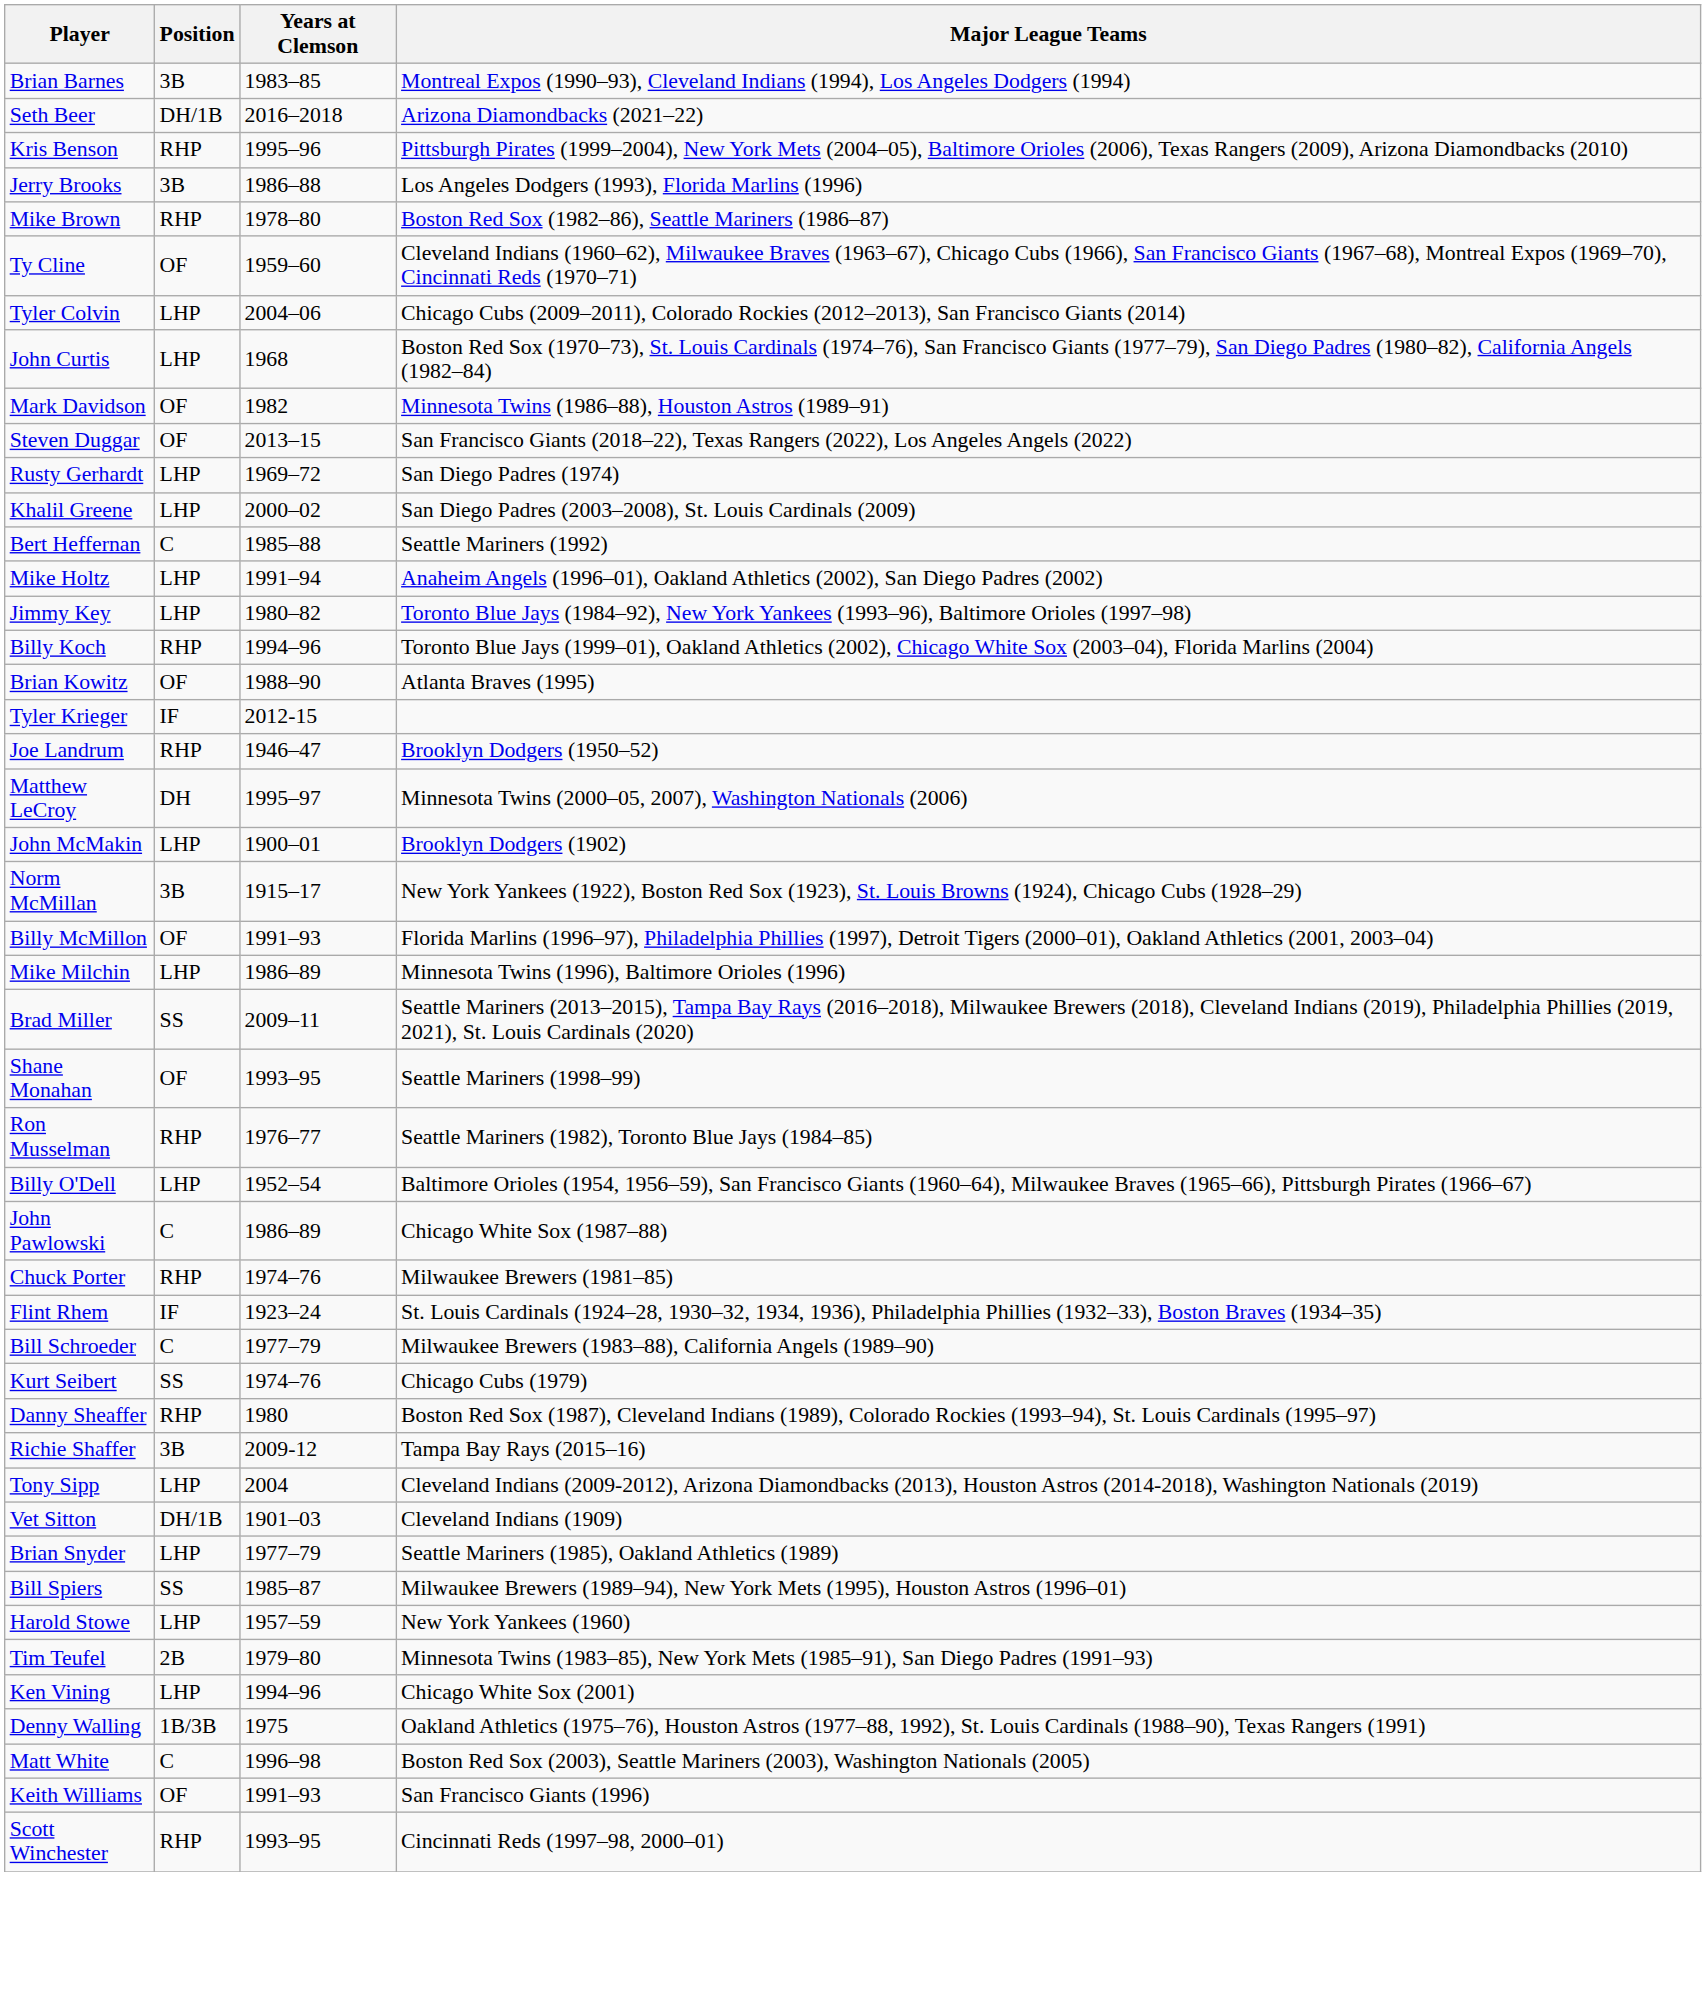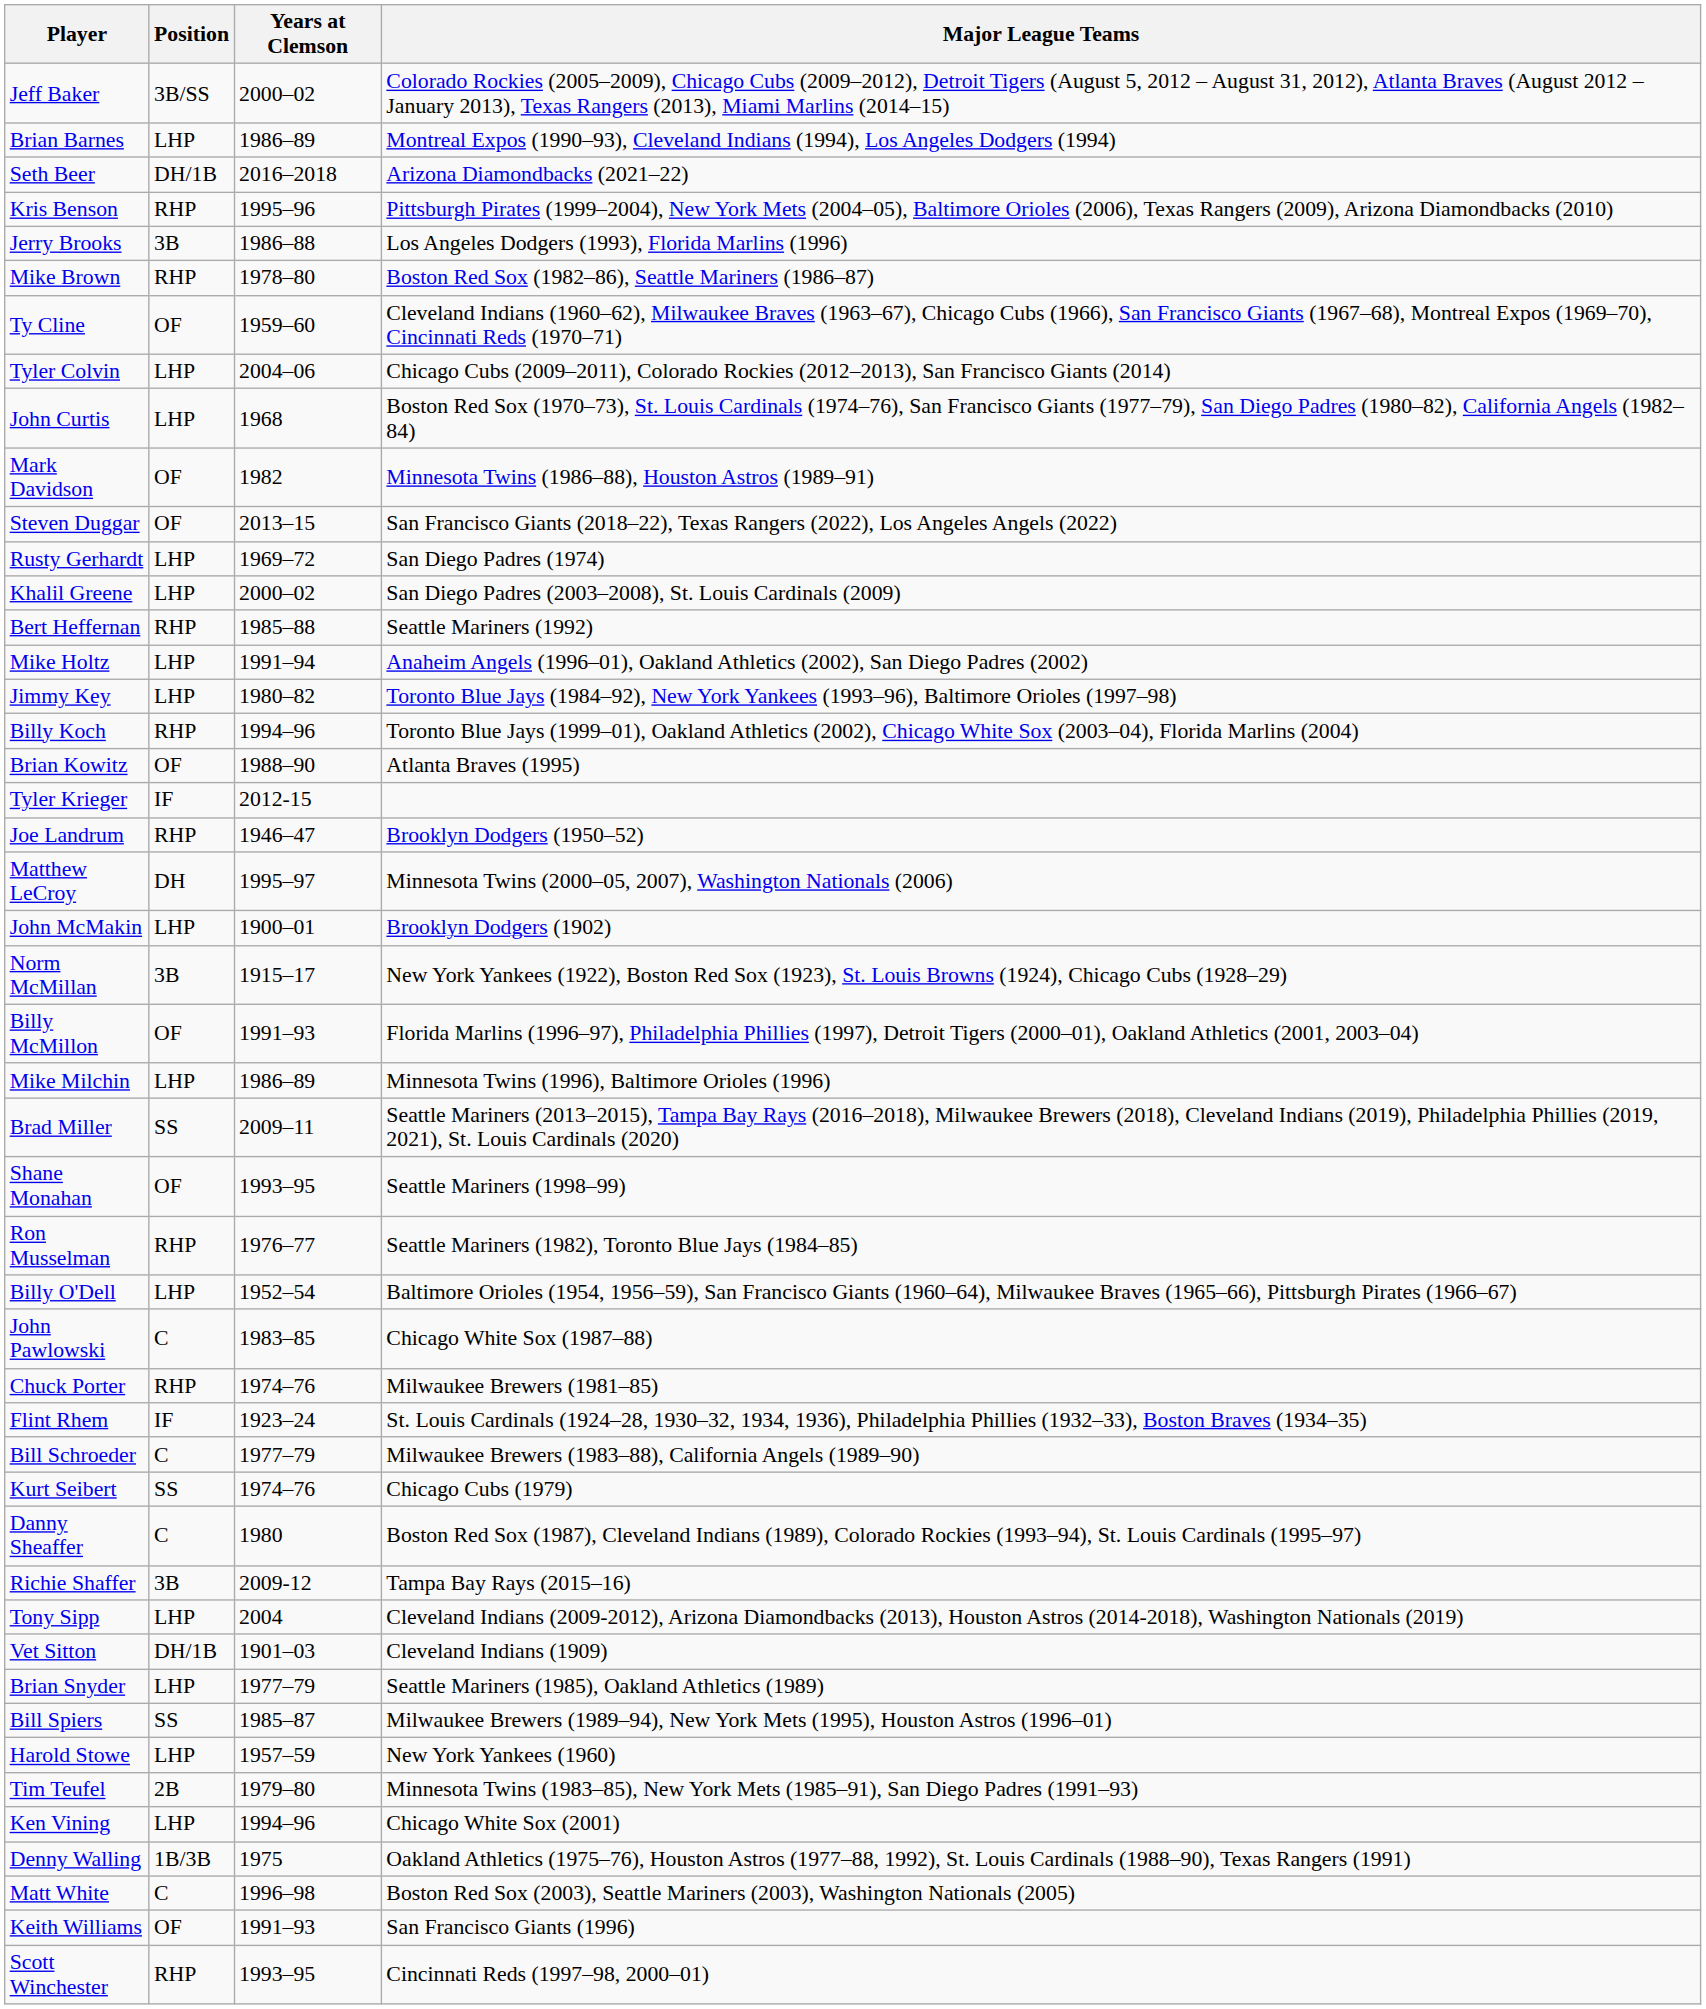+ row: (55, 92)
(172, 80) 3B -> (175, 139) LHP
(283, 80) 1983–85 -> (277, 139) 1986–89
(167, 543) C -> (175, 627) RHP
(283, 1230) 1986–89 -> (277, 1338) 1983–85
(181, 1415) RHP -> (161, 1535) C
